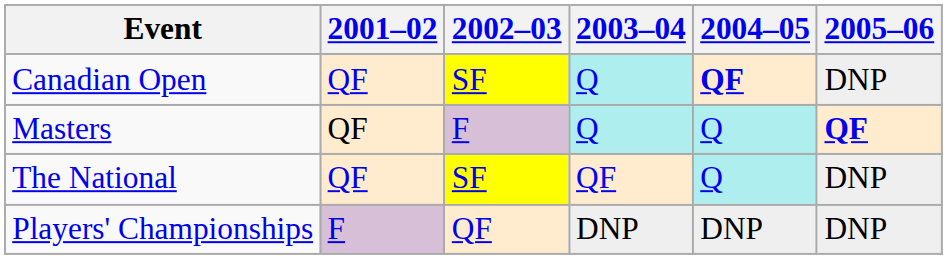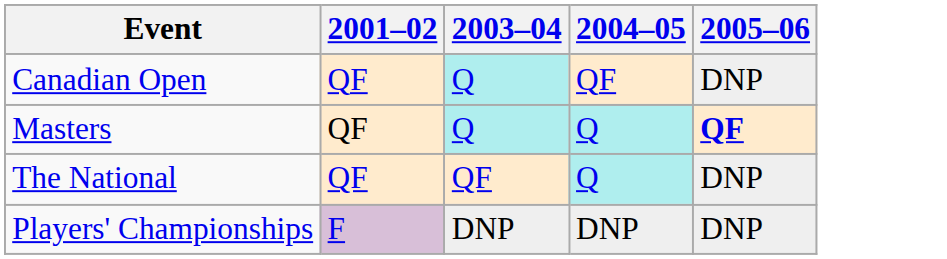- column: (507, 29)
(722, 79) bold -> (596, 79) normal
